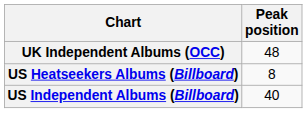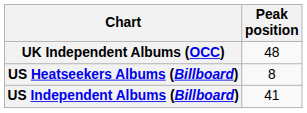(272, 96) 40 -> (272, 96) 41
